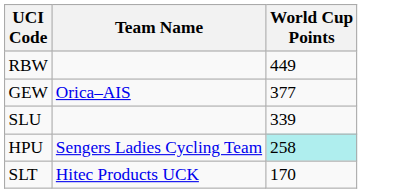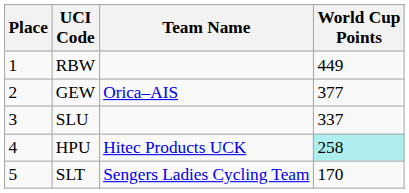+ column: (28, 27)
(283, 119) 339 -> (330, 119) 337
(159, 147) Sengers Ladies Cycling Team -> (175, 147) Hitec Products UCK
(127, 174) Hitec Products UCK -> (206, 174) Sengers Ladies Cycling Team
